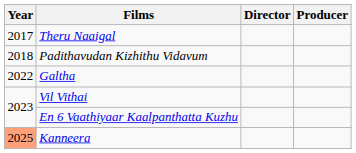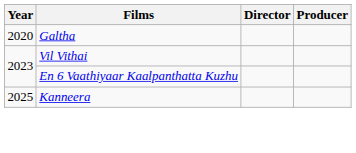- row: (77, 35)
- row: (123, 55)
(20, 76) 2022 -> (20, 35) 2020
(20, 138) lightsalmon background -> (20, 96) no background
